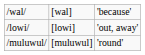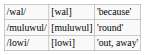rows swapped: (27, 43) <-> (18, 27)
